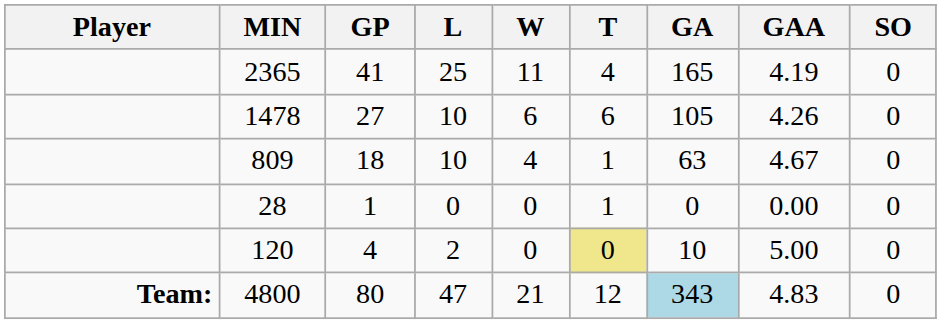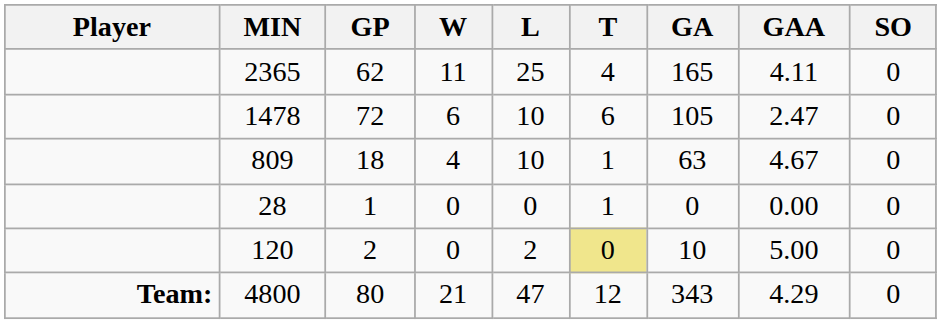columns swapped: (530, 26) <-> (453, 26)
(370, 71) 41 -> (370, 71) 62
(794, 71) 4.19 -> (794, 71) 4.11
(370, 116) 27 -> (370, 116) 72
(794, 116) 4.26 -> (794, 116) 2.47
(370, 250) 4 -> (370, 250) 2
(692, 294) lightblue background -> (692, 294) no background
(794, 294) 4.83 -> (794, 294) 4.29
